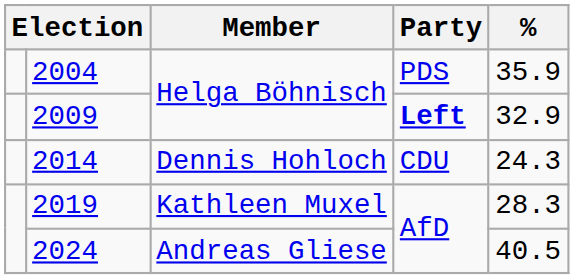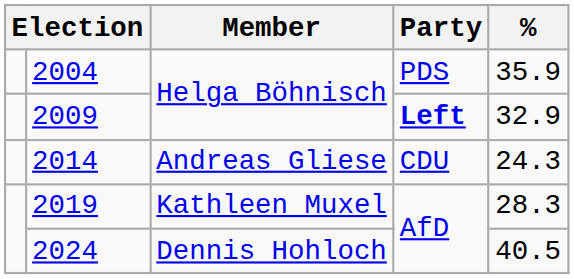(272, 162) Dennis Hohloch -> (272, 162) Andreas Gliese
(272, 251) Andreas Gliese -> (272, 251) Dennis Hohloch
